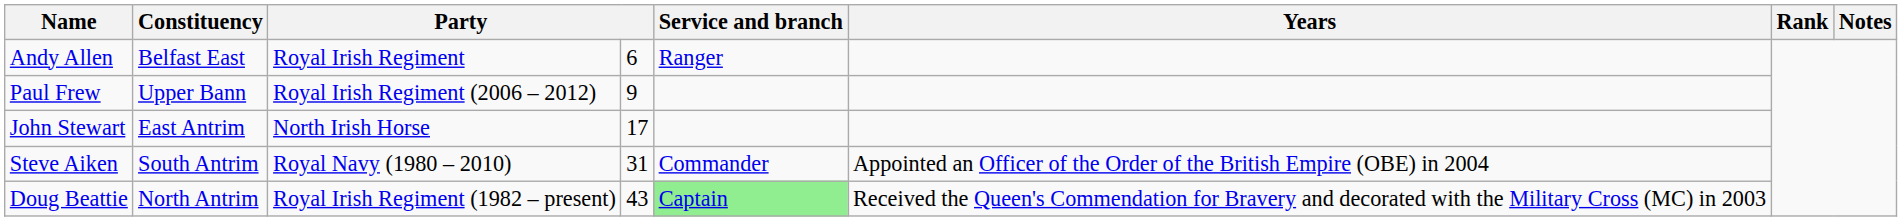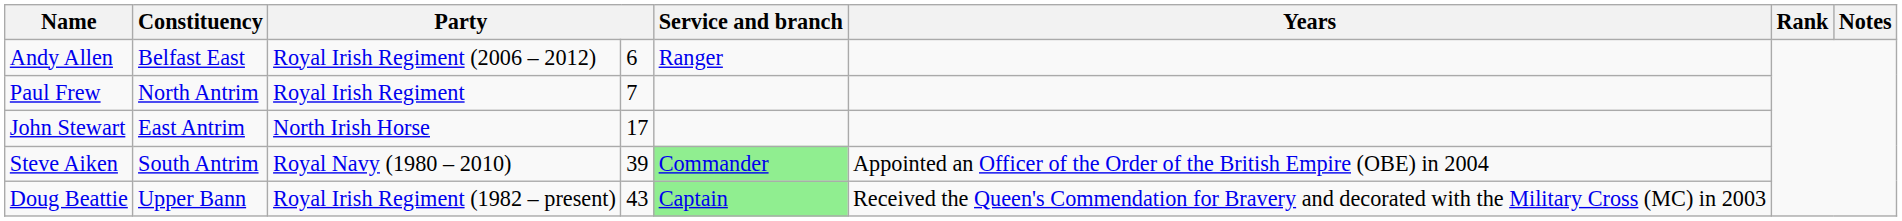(369, 57) Royal Irish Regiment -> (435, 57) Royal Irish Regiment (2006 – 2012)
(192, 92) Upper Bann -> (198, 92) North Antrim
(435, 92) Royal Irish Regiment (2006 – 2012) -> (369, 92) Royal Irish Regiment
(632, 92) 9 -> (632, 92) 7
(637, 163) 31 -> (637, 163) 39
(714, 163) no background -> (714, 163) lightgreen background
(198, 198) North Antrim -> (192, 198) Upper Bann
